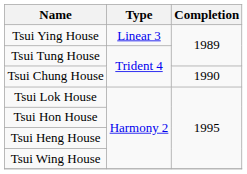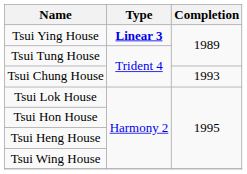(139, 35) normal -> (139, 35) bold
(207, 76) 1990 -> (207, 76) 1993
